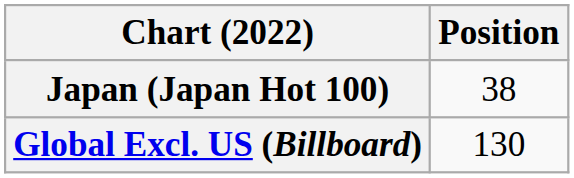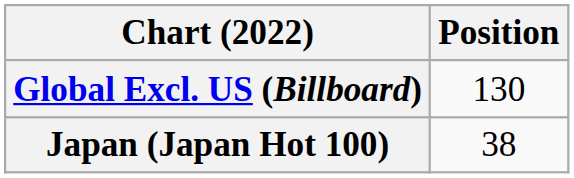rows swapped: (218, 144) <-> (218, 88)
